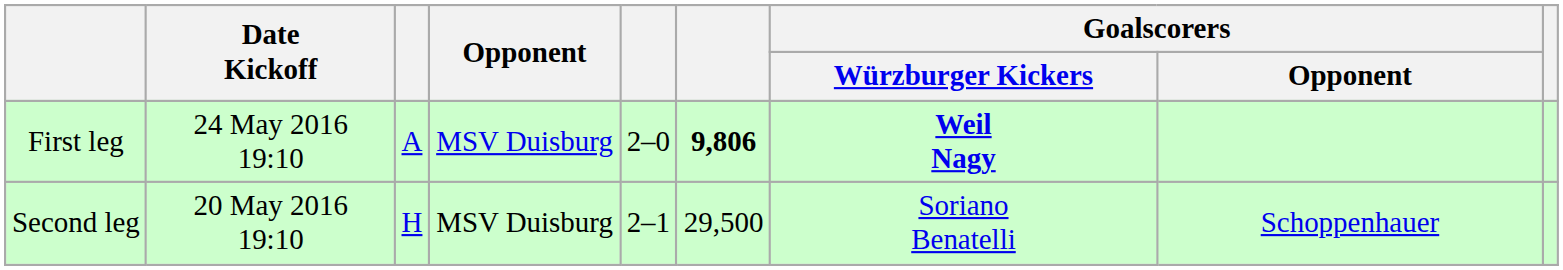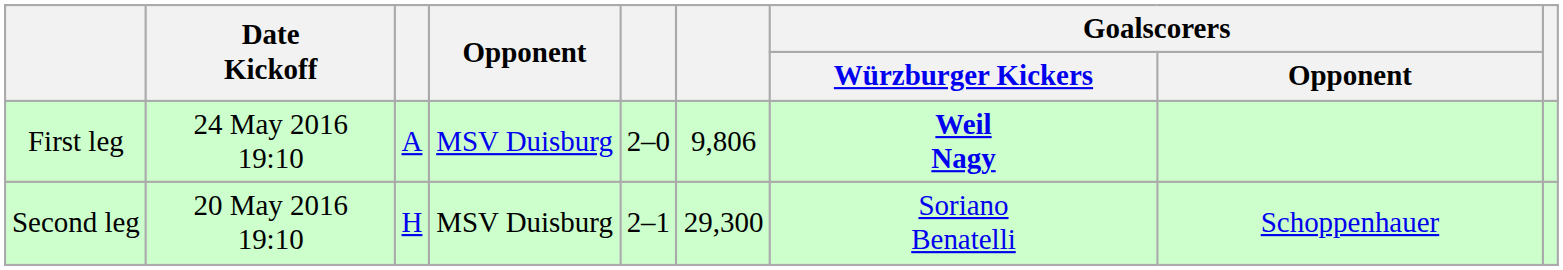(724, 140) bold -> (724, 140) normal
(724, 222) 29,500 -> (724, 222) 29,300
